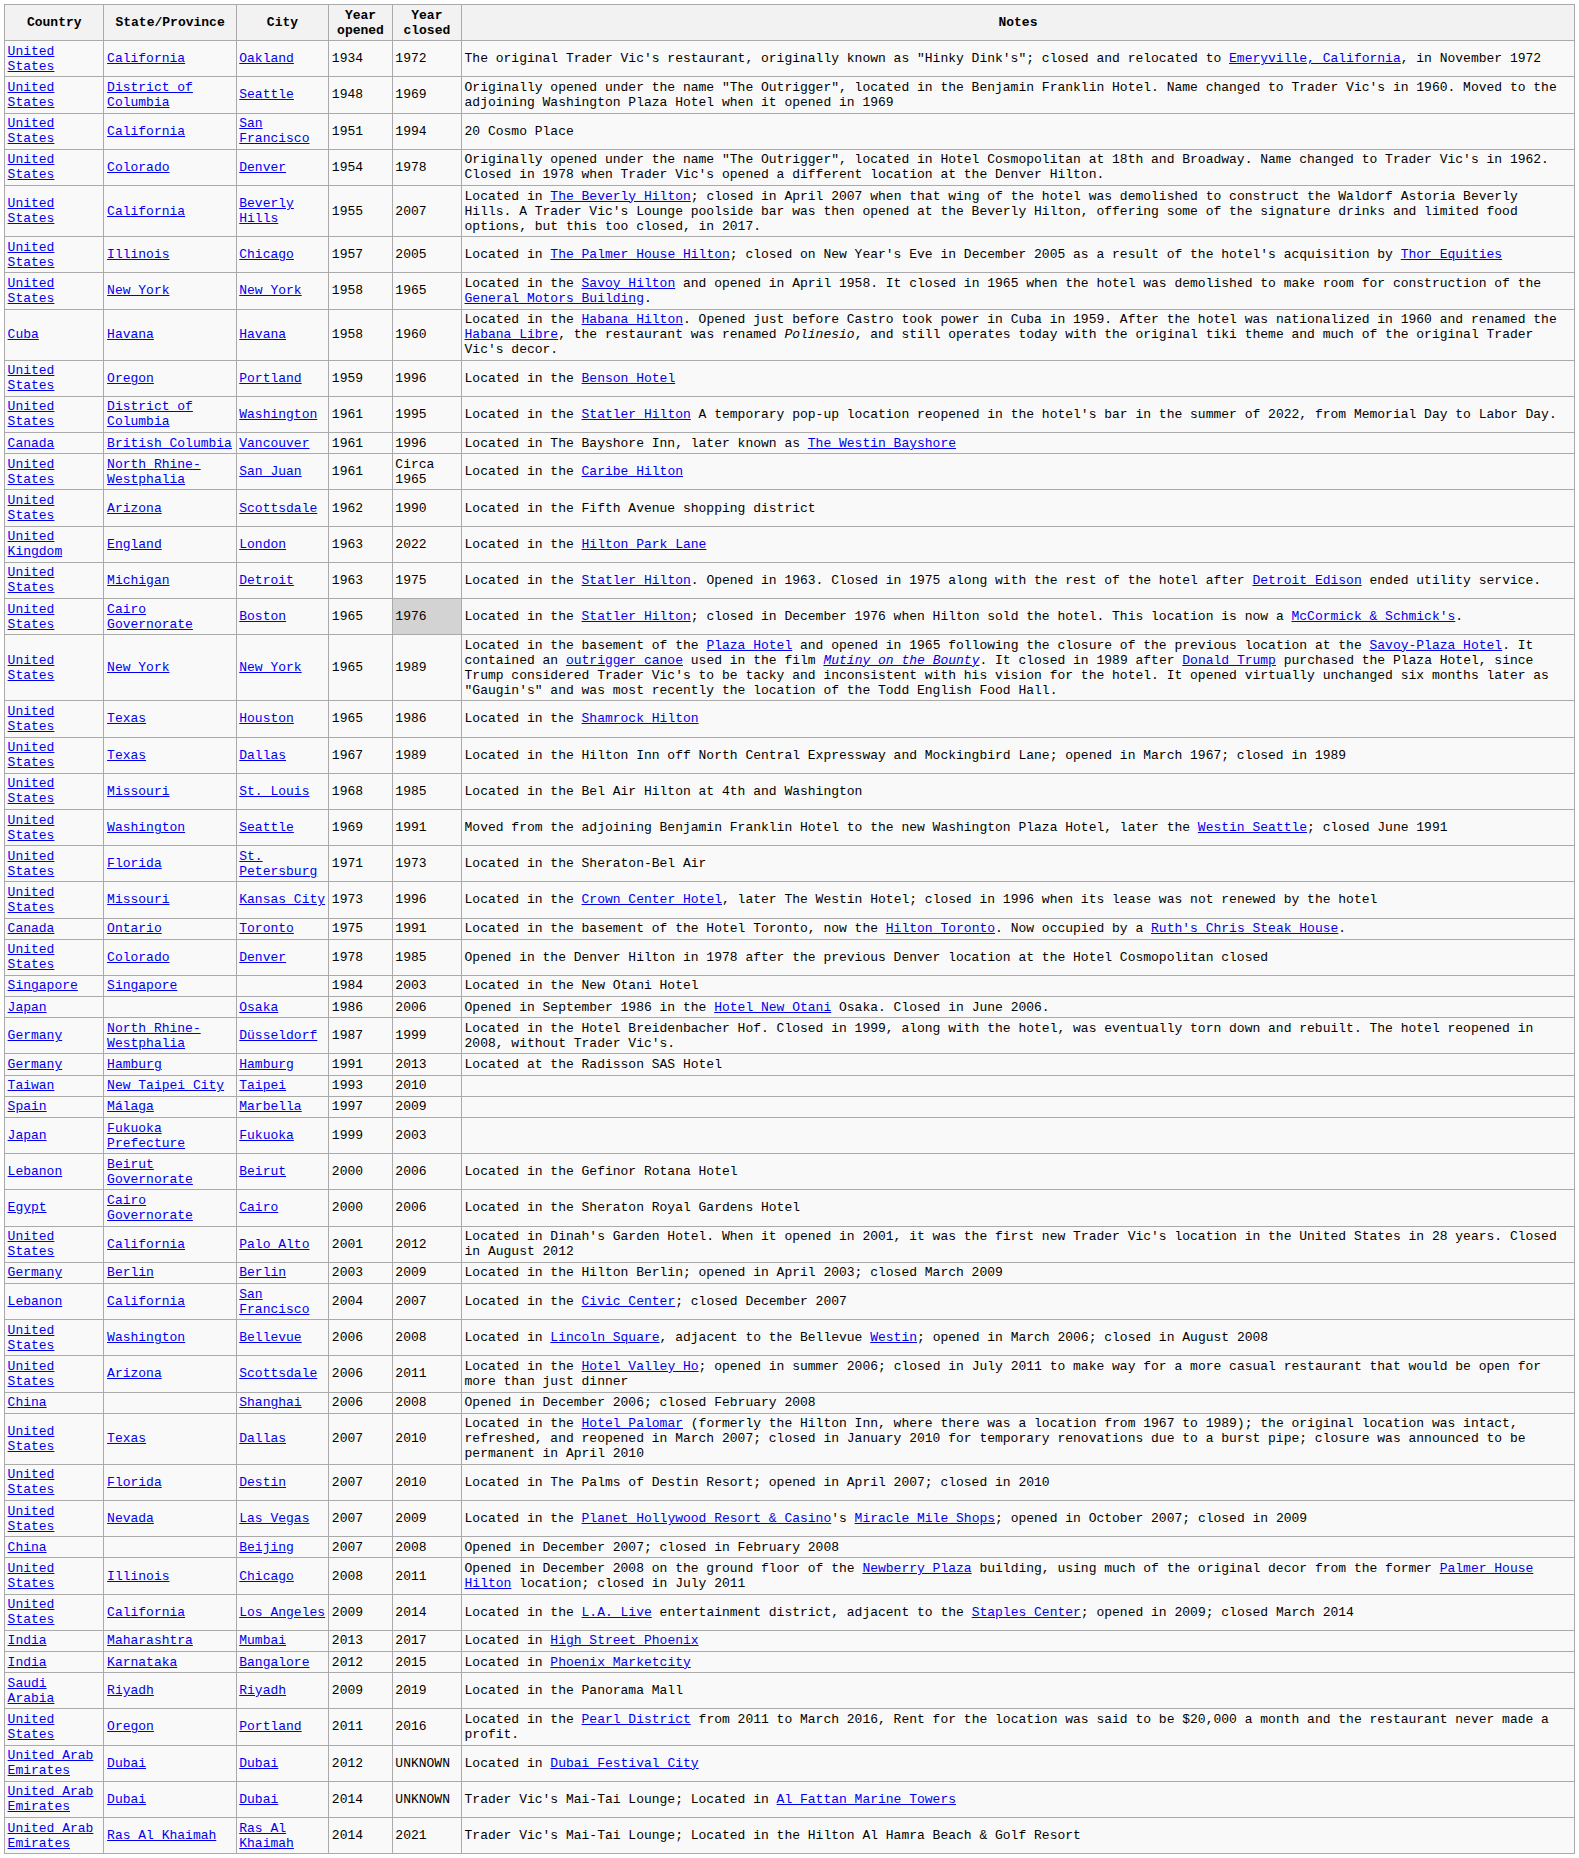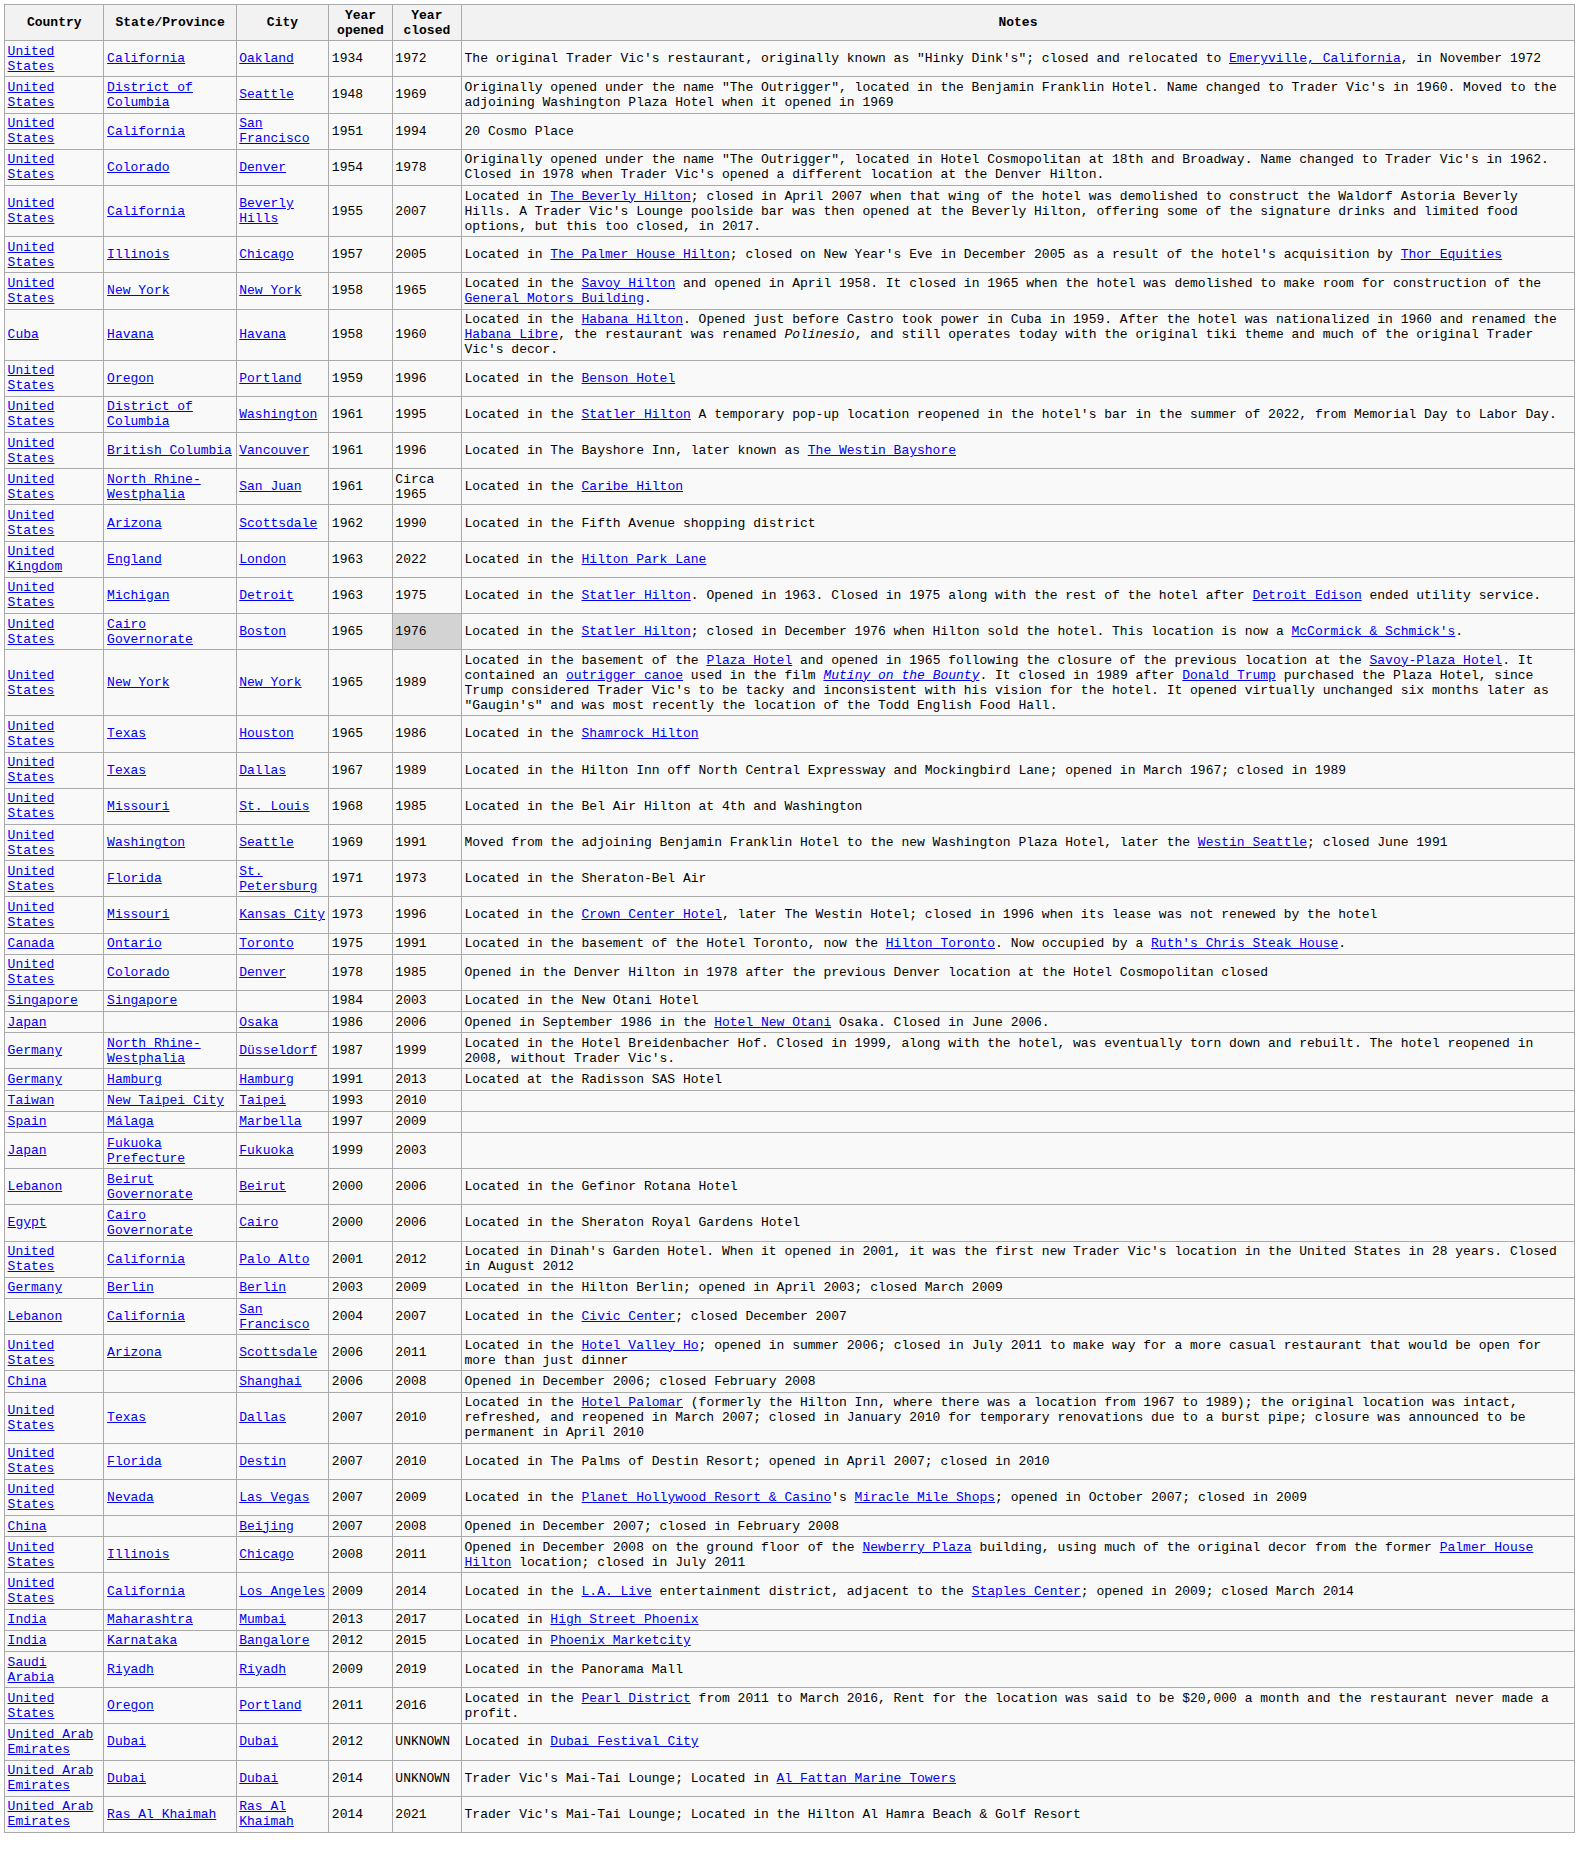(31, 443) Canada -> (31, 451) United States
- row: (270, 1338)
